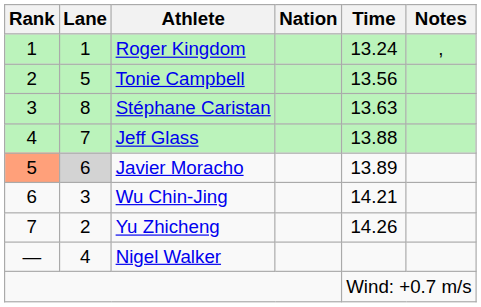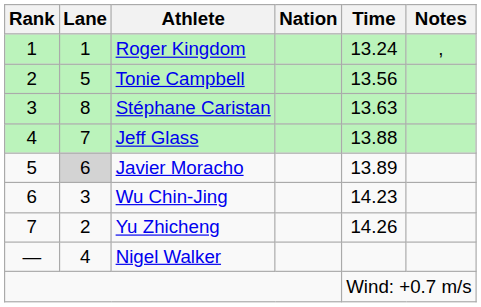(32, 167) lightsalmon background -> (32, 167) no background
(374, 197) 14.21 -> (374, 197) 14.23
